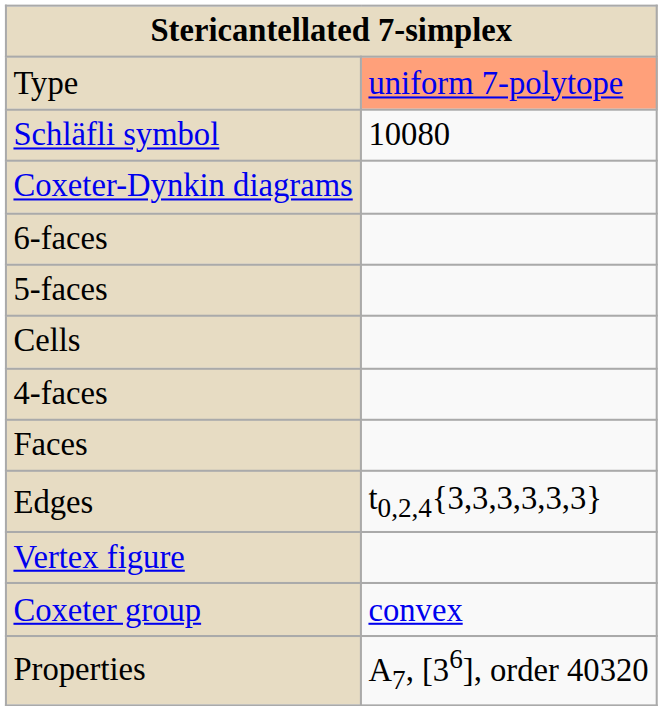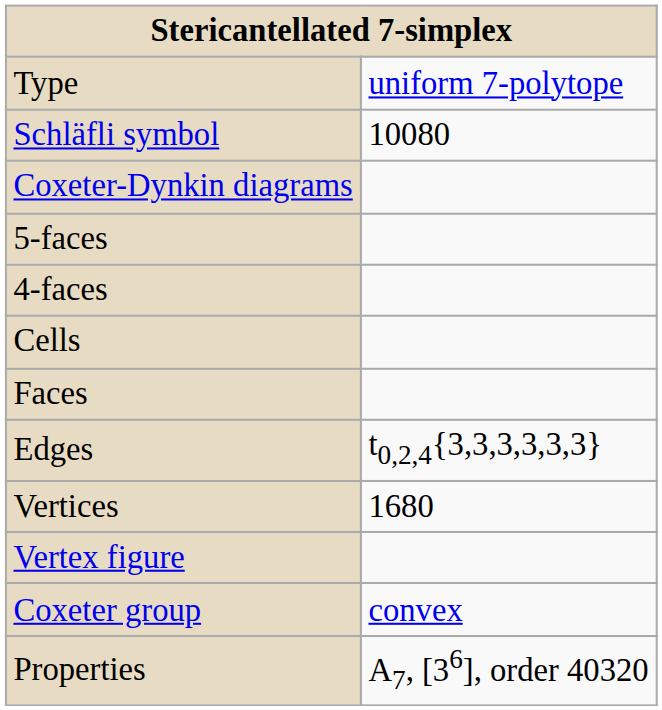(496, 82) lightsalmon background -> (496, 82) no background
- row: (61, 238)
rows swapped: (61, 393) <-> (47, 341)
+ row: (66, 505)
